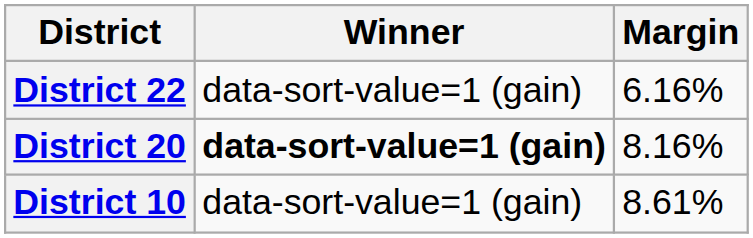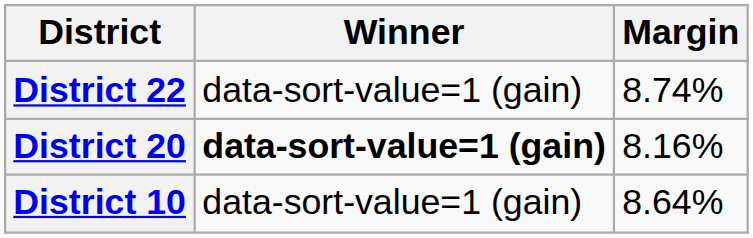(673, 89) 6.16% -> (673, 89) 8.74%
(673, 202) 8.61% -> (673, 202) 8.64%
